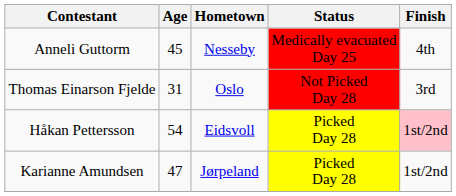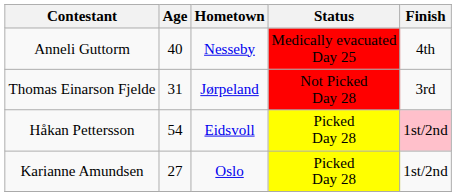(175, 48) 45 -> (175, 48) 40
(230, 89) Oslo -> (230, 89) Jørpeland
(175, 171) 47 -> (175, 171) 27
(230, 171) Jørpeland -> (230, 171) Oslo
